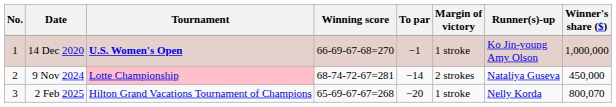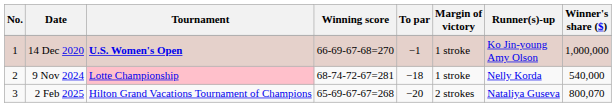(415, 75) −14 -> (415, 75) −18
(455, 75) 2 strokes -> (453, 75) 1 stroke
(524, 75) Nataliya Guseva -> (514, 75) Nelly Korda
(587, 75) 450,000 -> (587, 75) 540,000
(453, 93) 1 stroke -> (455, 93) 2 strokes
(514, 93) Nelly Korda -> (524, 93) Nataliya Guseva
